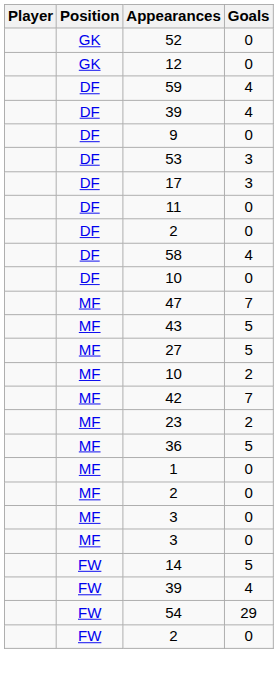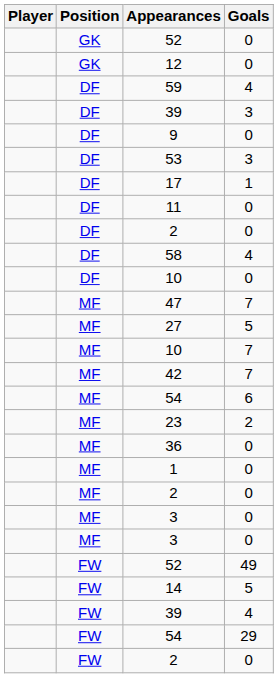(249, 111) 4 -> (249, 111) 3
(249, 183) 3 -> (249, 183) 1
- row: (90, 326)
(249, 374) 2 -> (249, 350) 7
+ row: (90, 398)
(249, 445) 5 -> (249, 445) 0
+ row: (90, 565)
